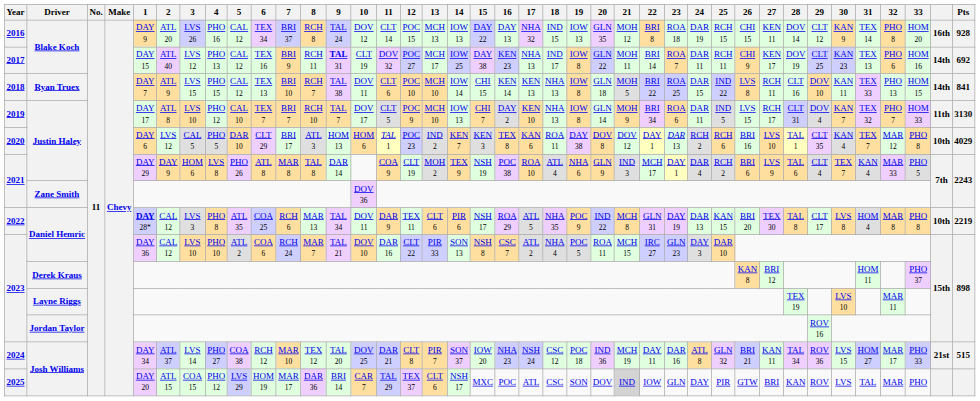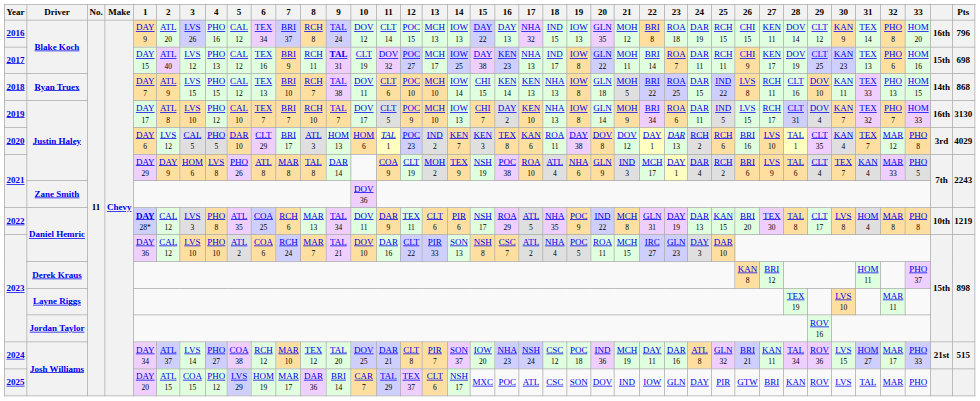(963, 33) 928 -> (963, 33) 796
(942, 60) 14th -> (942, 60) 15th
(963, 60) 692 -> (963, 60) 698
(963, 87) 841 -> (963, 87) 868
(942, 114) 11th -> (942, 114) 16th
(942, 140) 10th -> (942, 140) 3rd
(963, 221) 2219 -> (963, 221) 1219
(627, 382) lightgrey background -> (627, 382) no background
